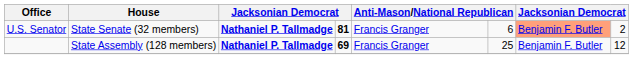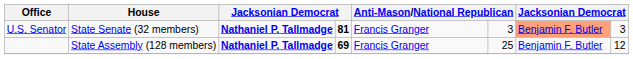(510, 29) 6 -> (510, 29) 3
(623, 29) 2 -> (623, 29) 3
